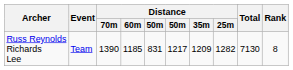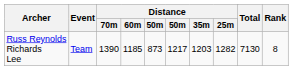(155, 49) 831 -> (155, 49) 873
(201, 49) 1209 -> (201, 49) 1203
